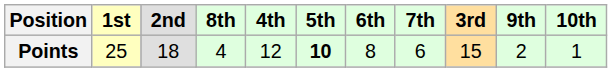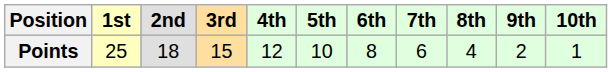columns swapped: (471, 20) <-> (221, 20)
(321, 51) bold -> (322, 51) normal
